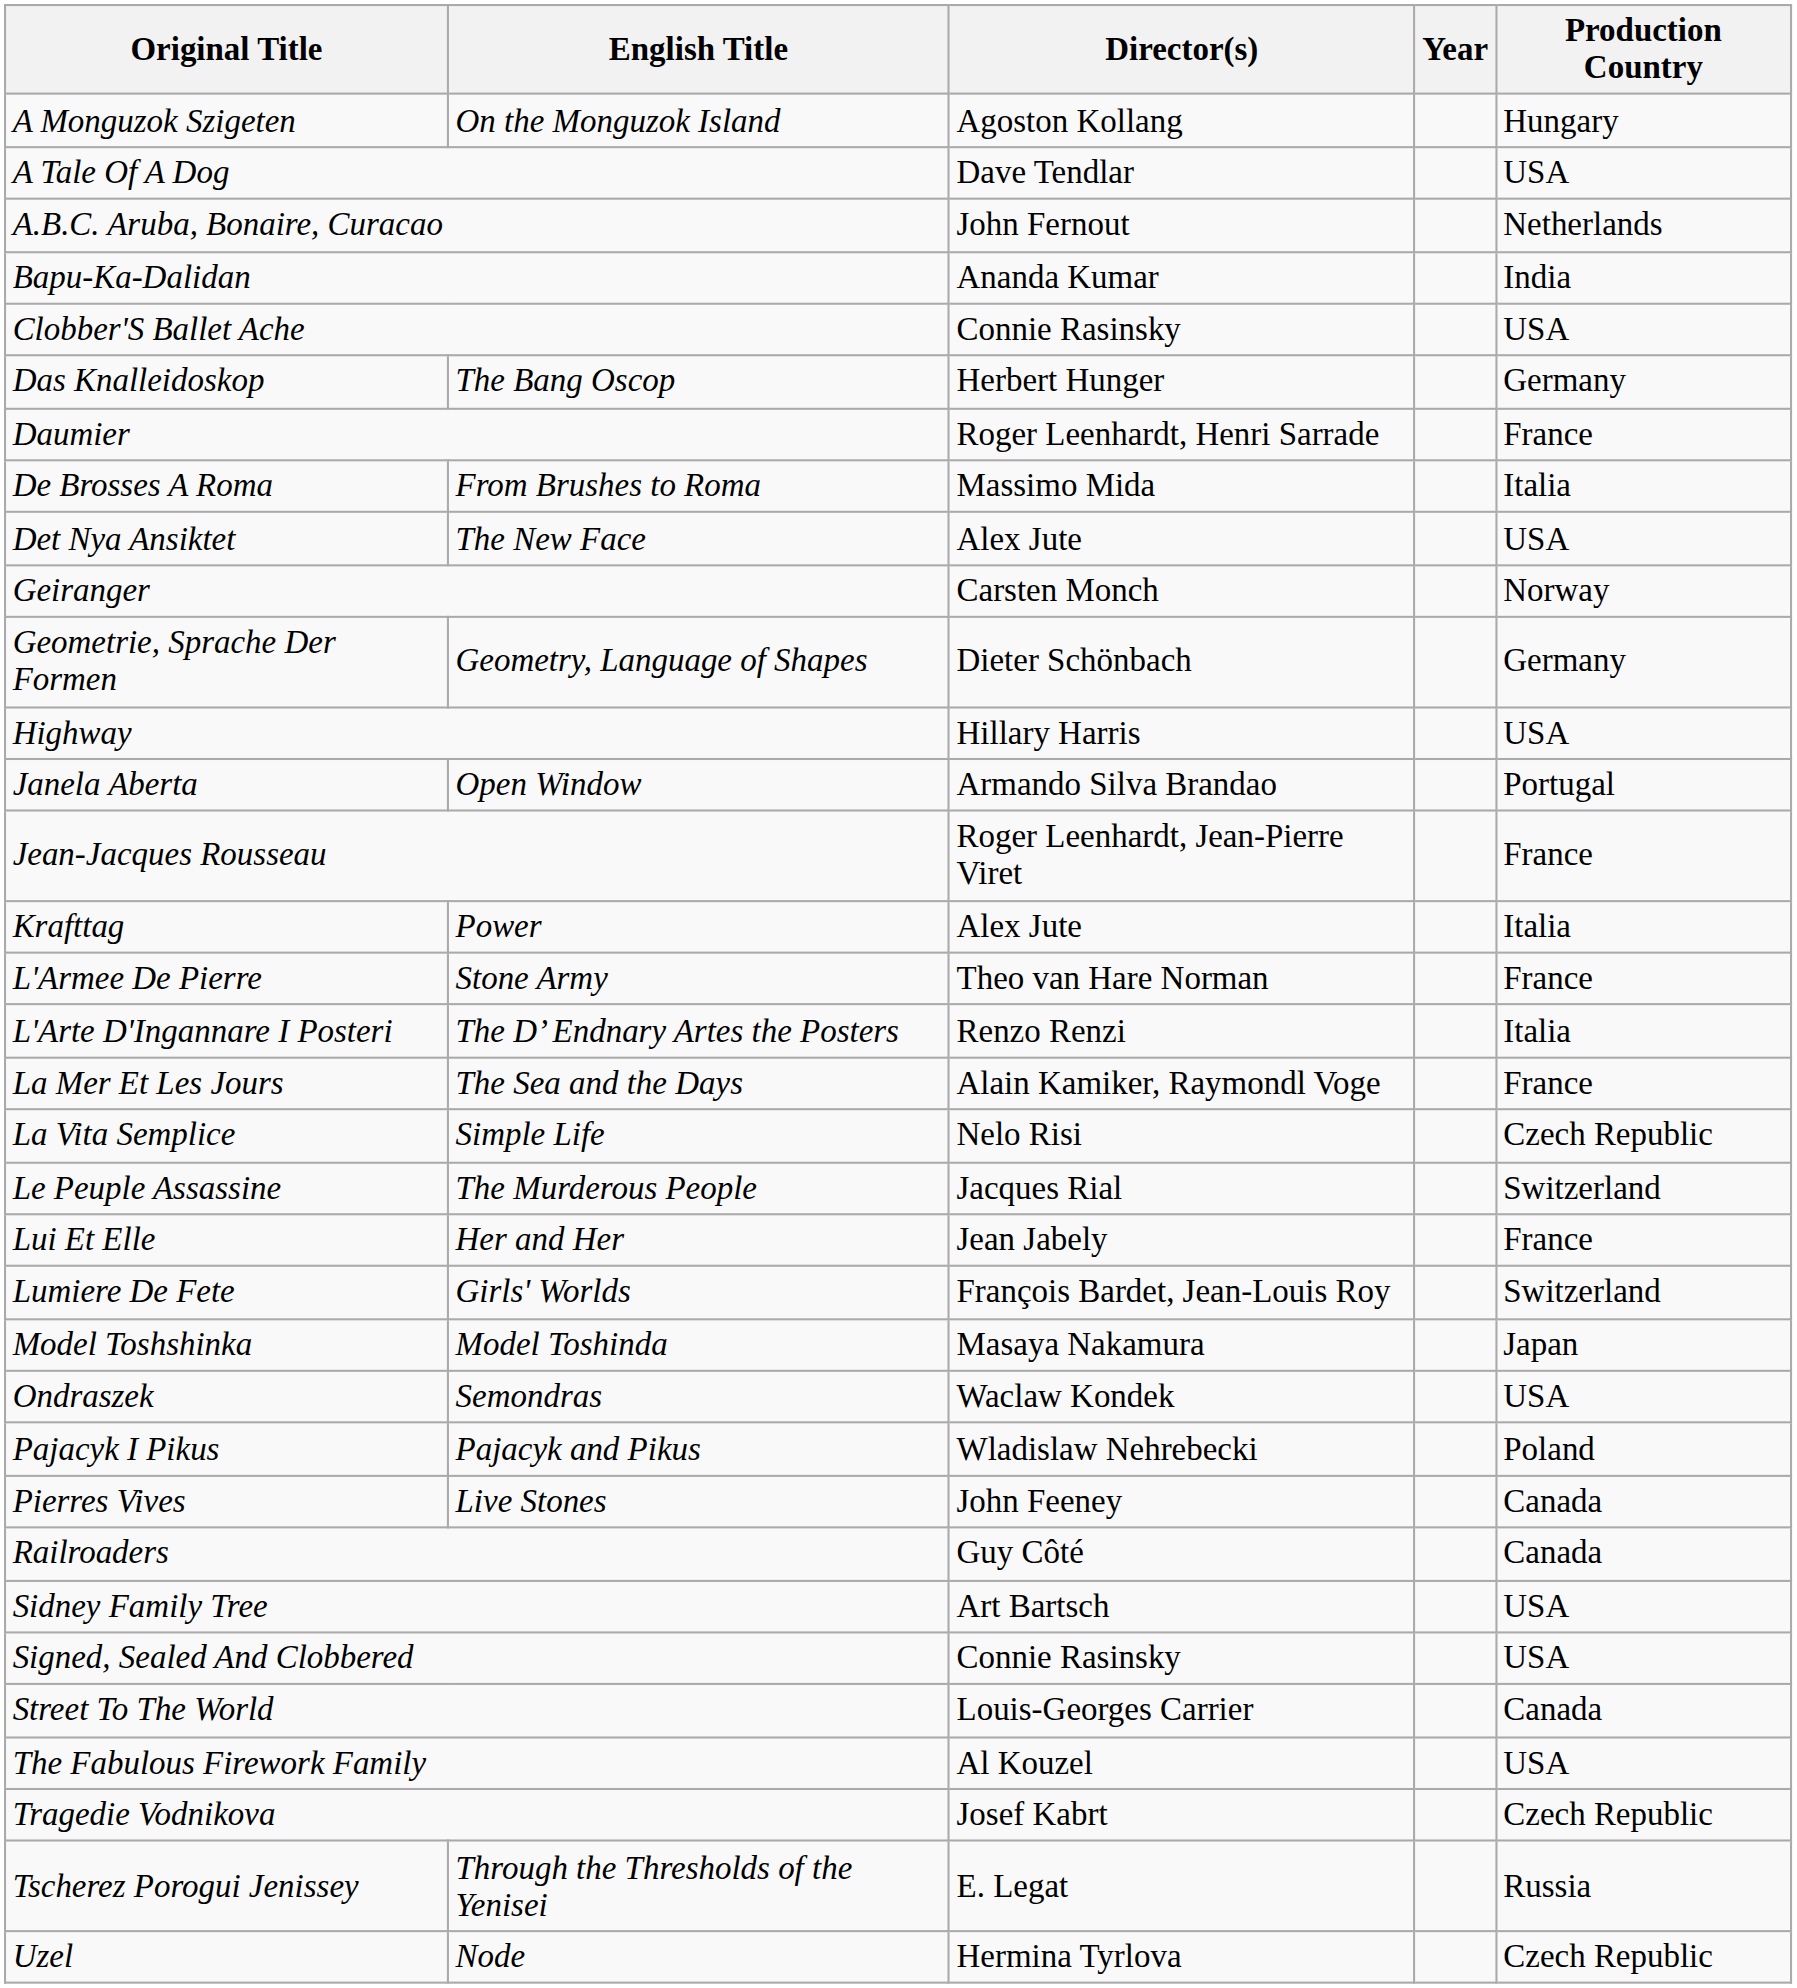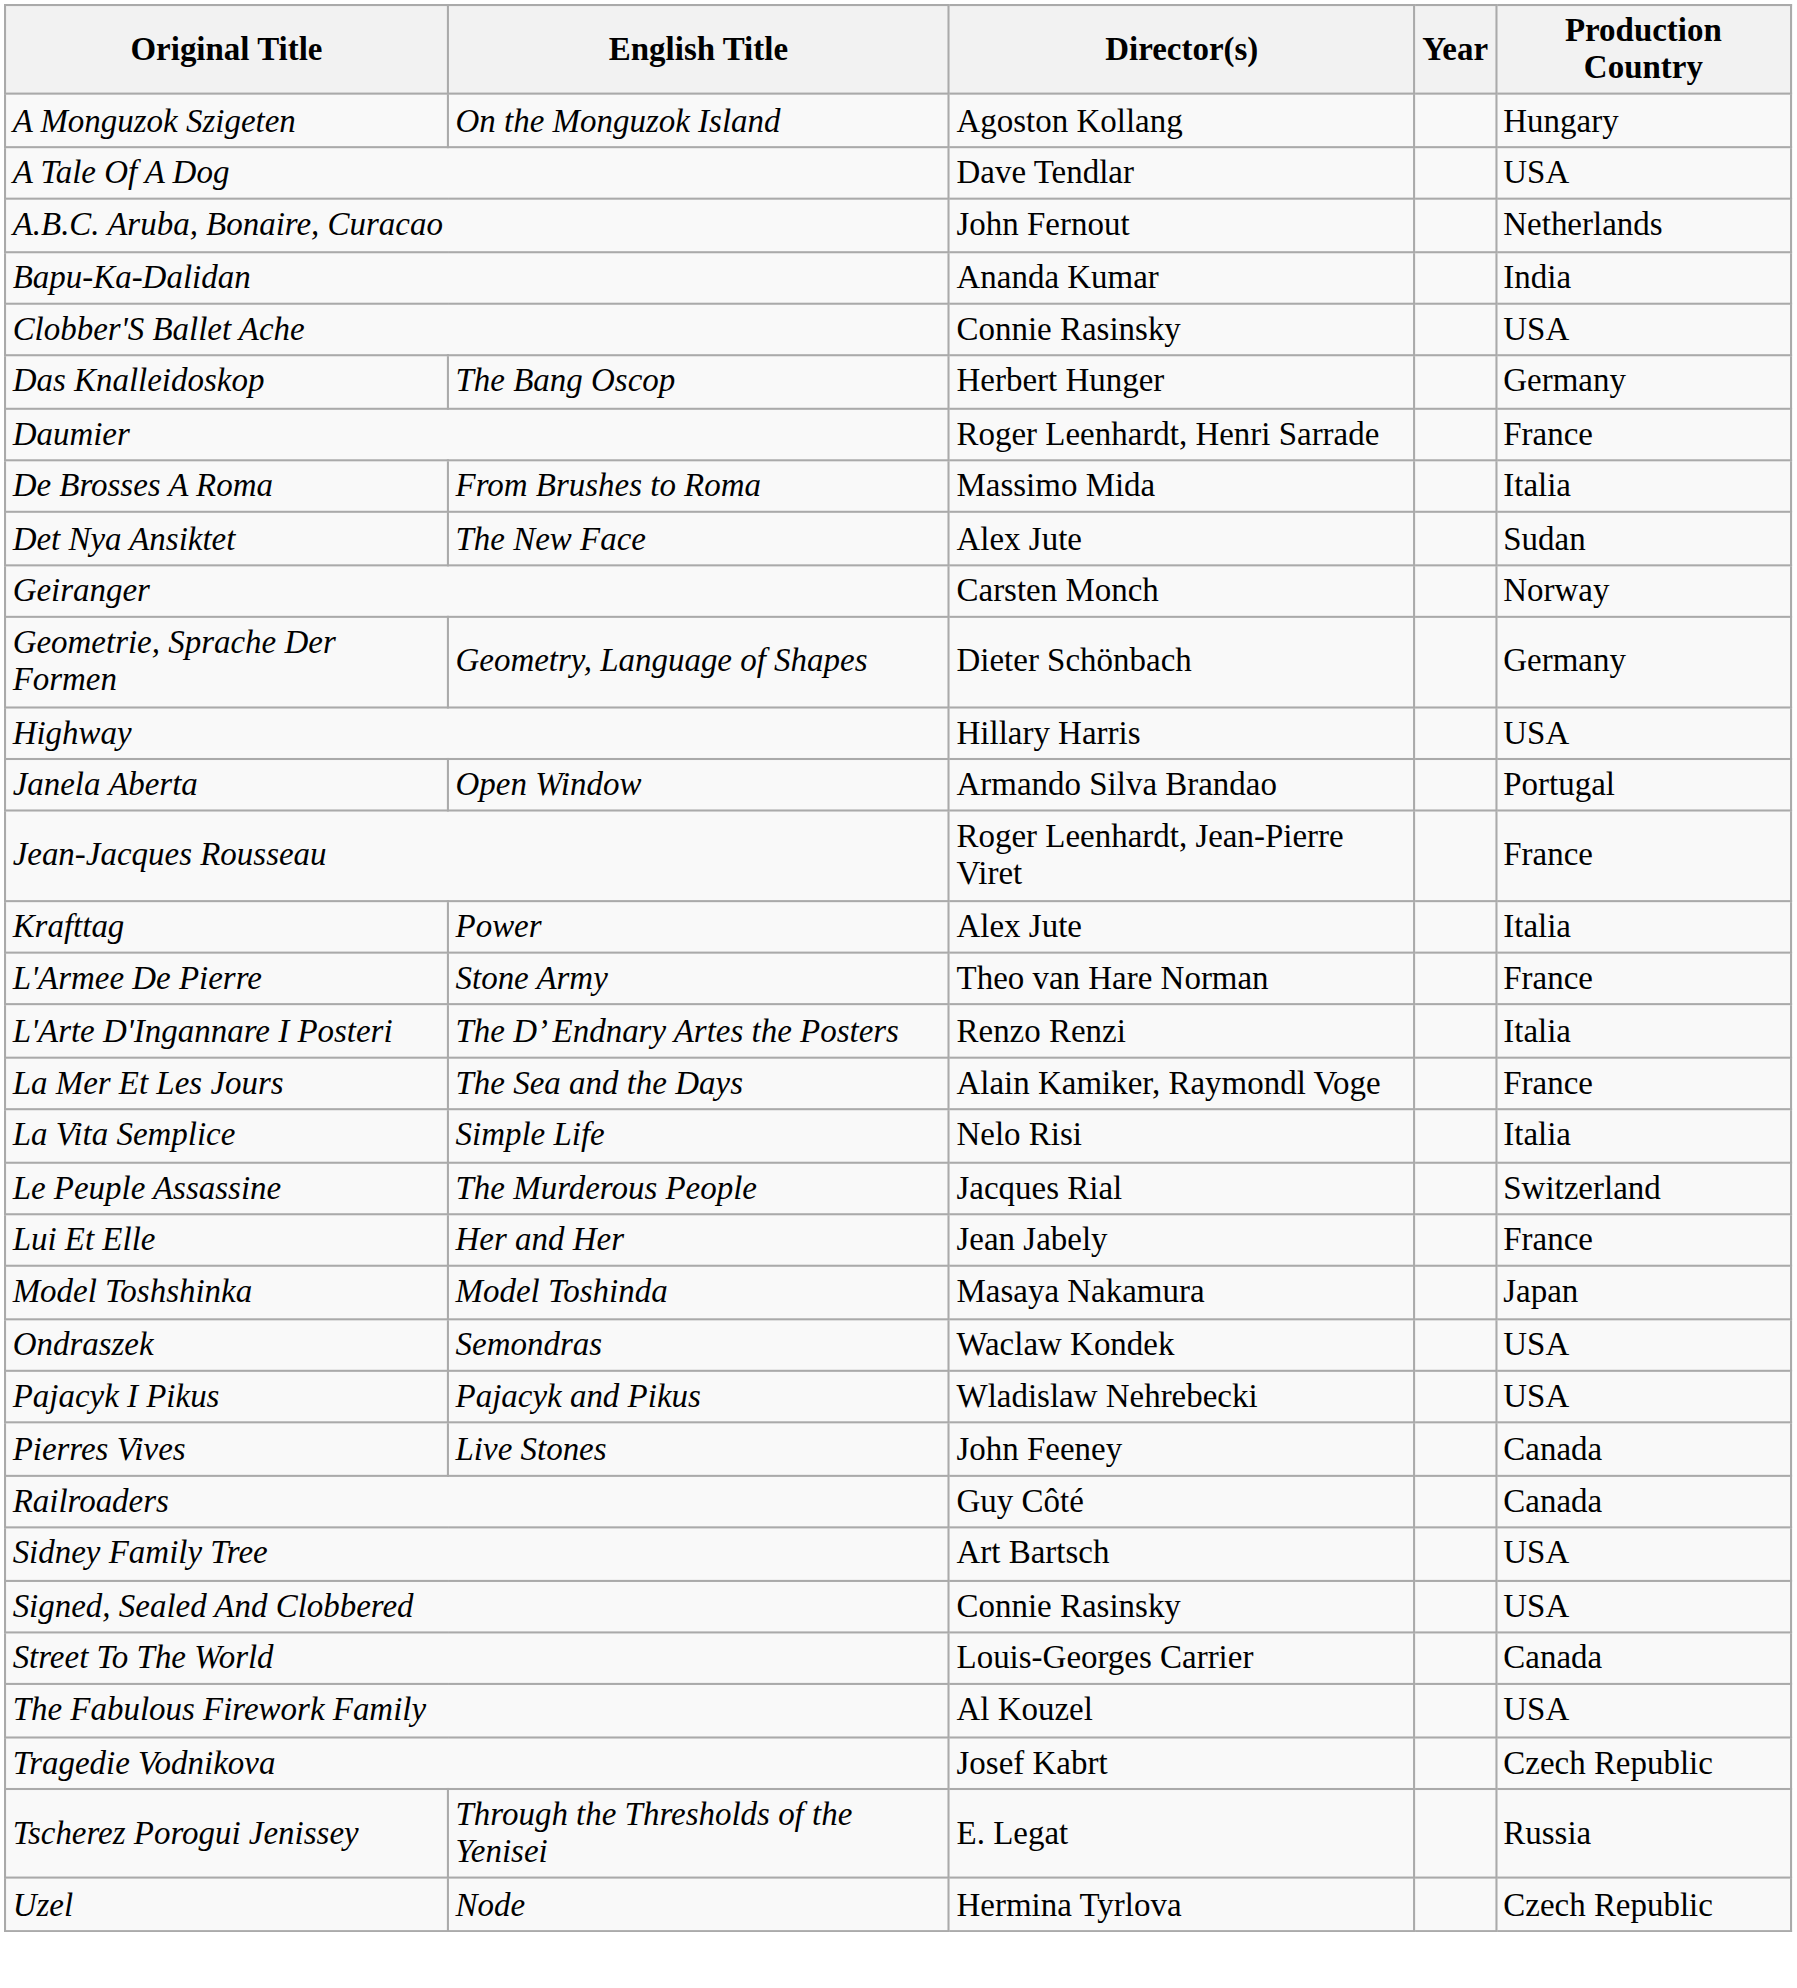(1536, 538) USA -> (1544, 538) Sudan
(1608, 1135) Czech Republic -> (1537, 1135) Italia
- row: (124, 1291)
(1549, 1448) Poland -> (1536, 1396) USA
